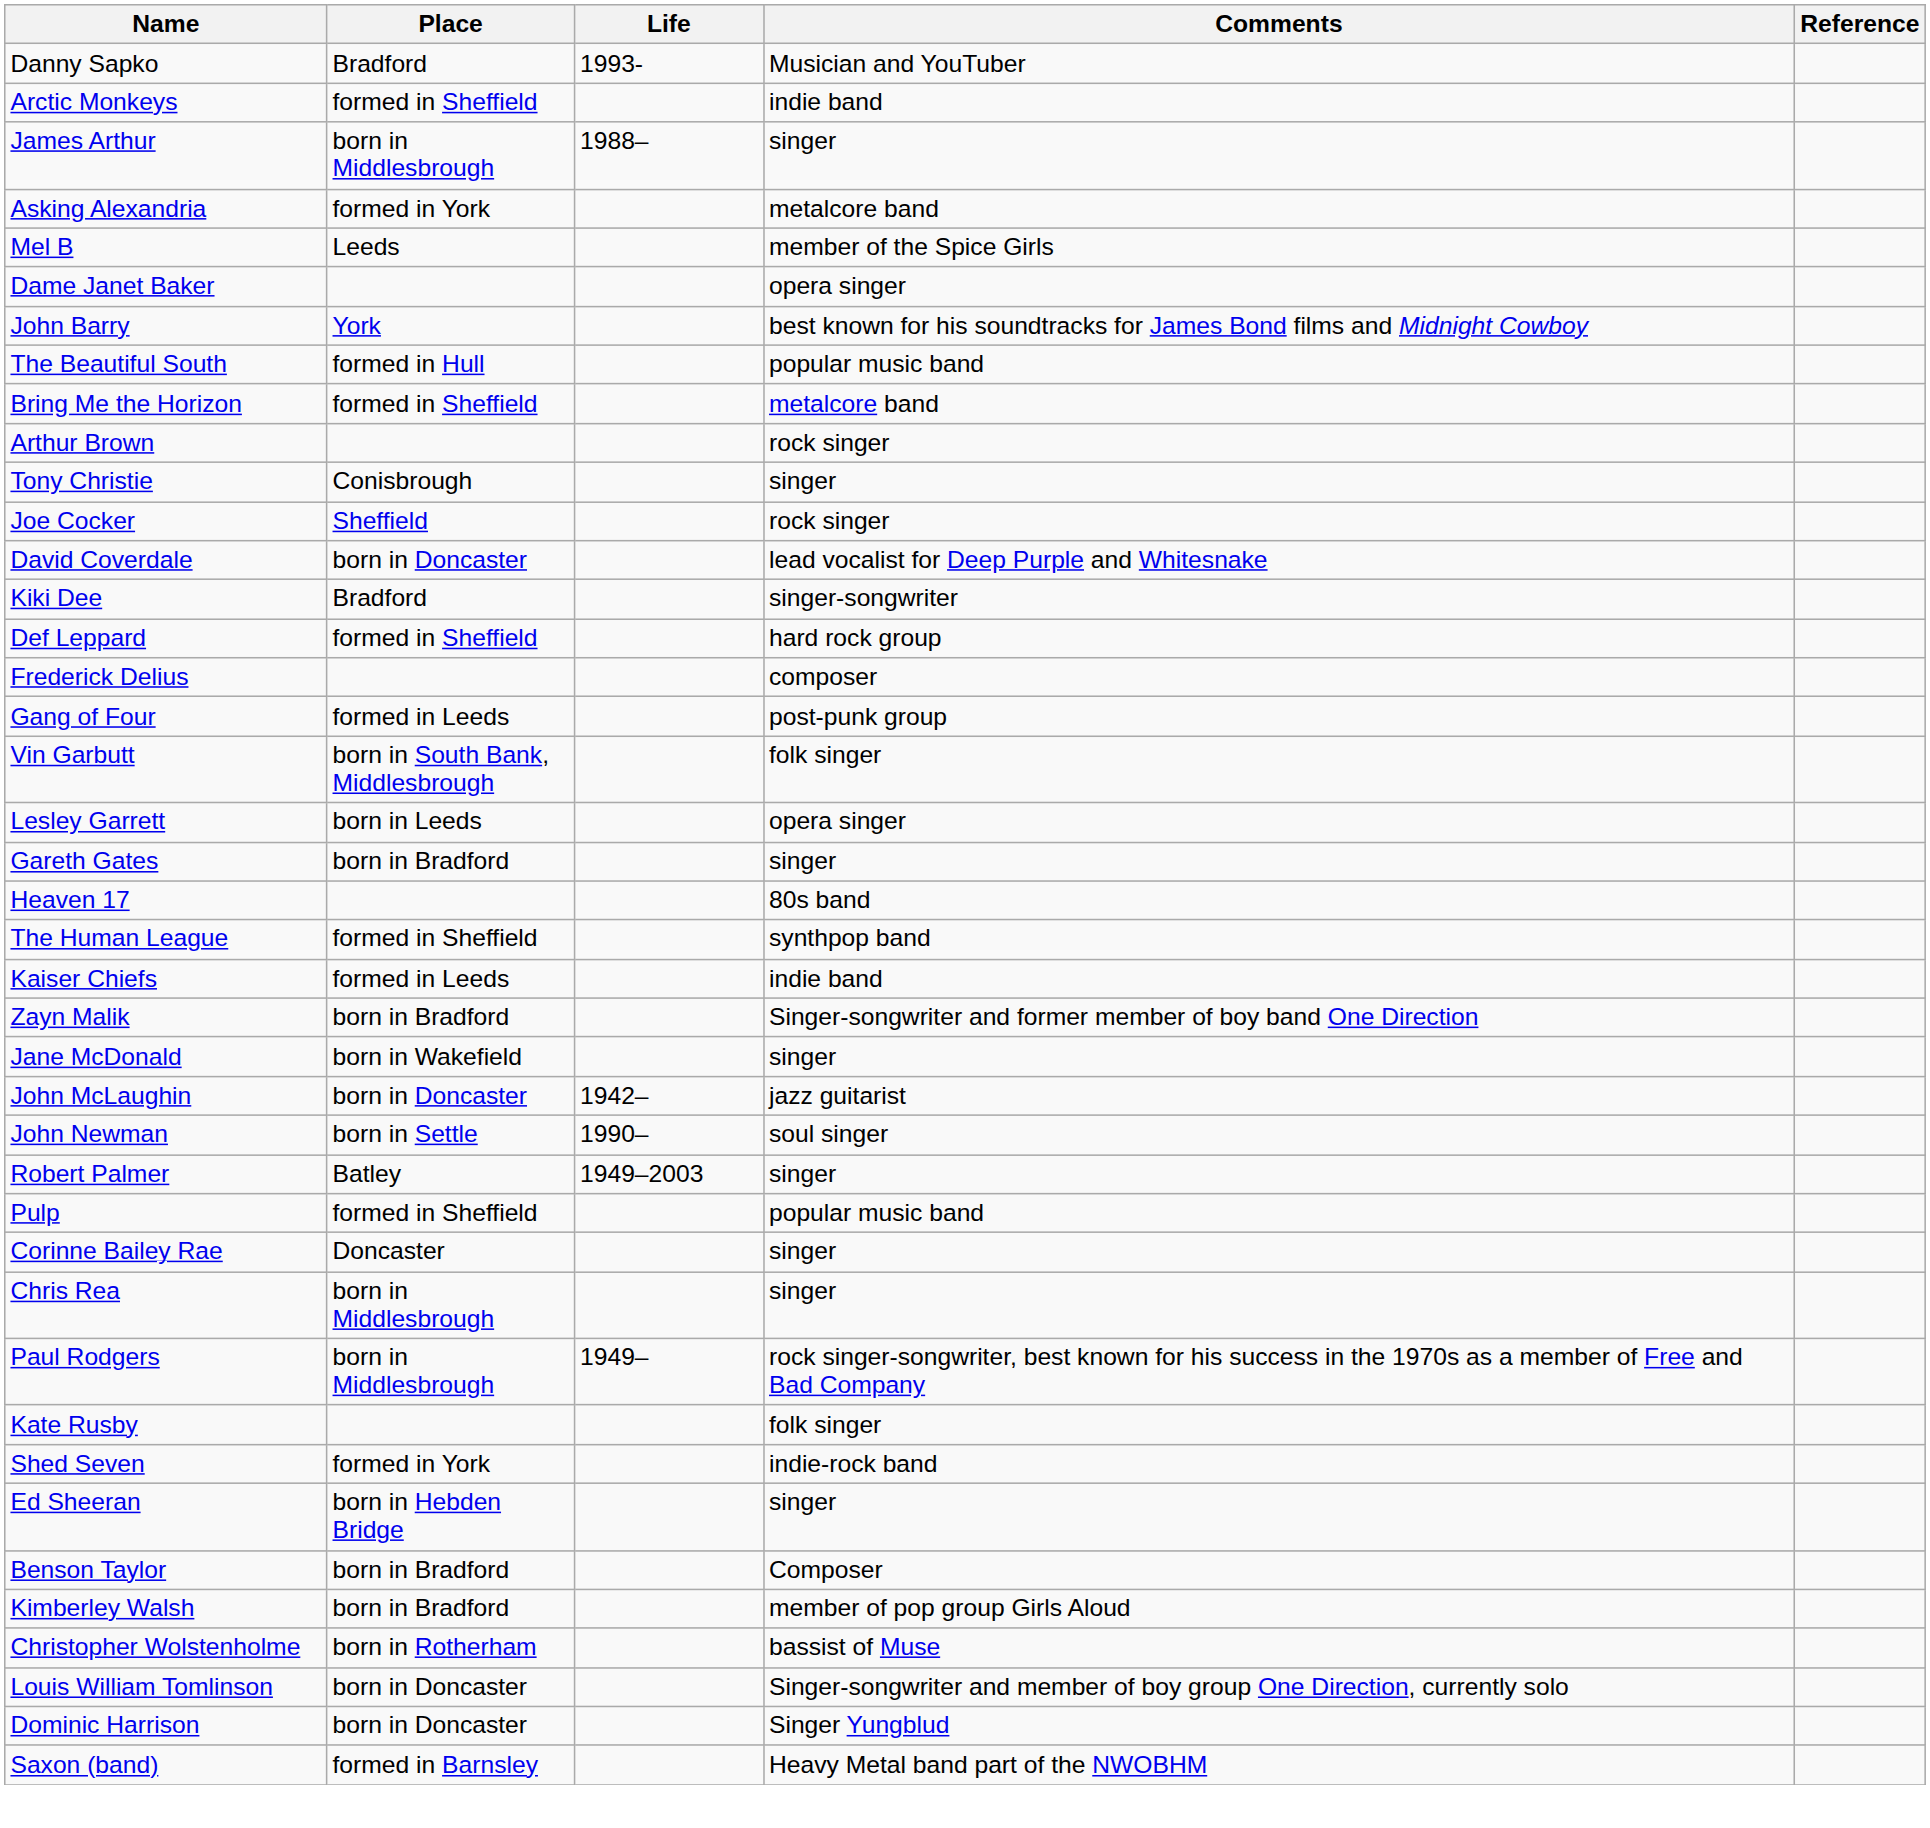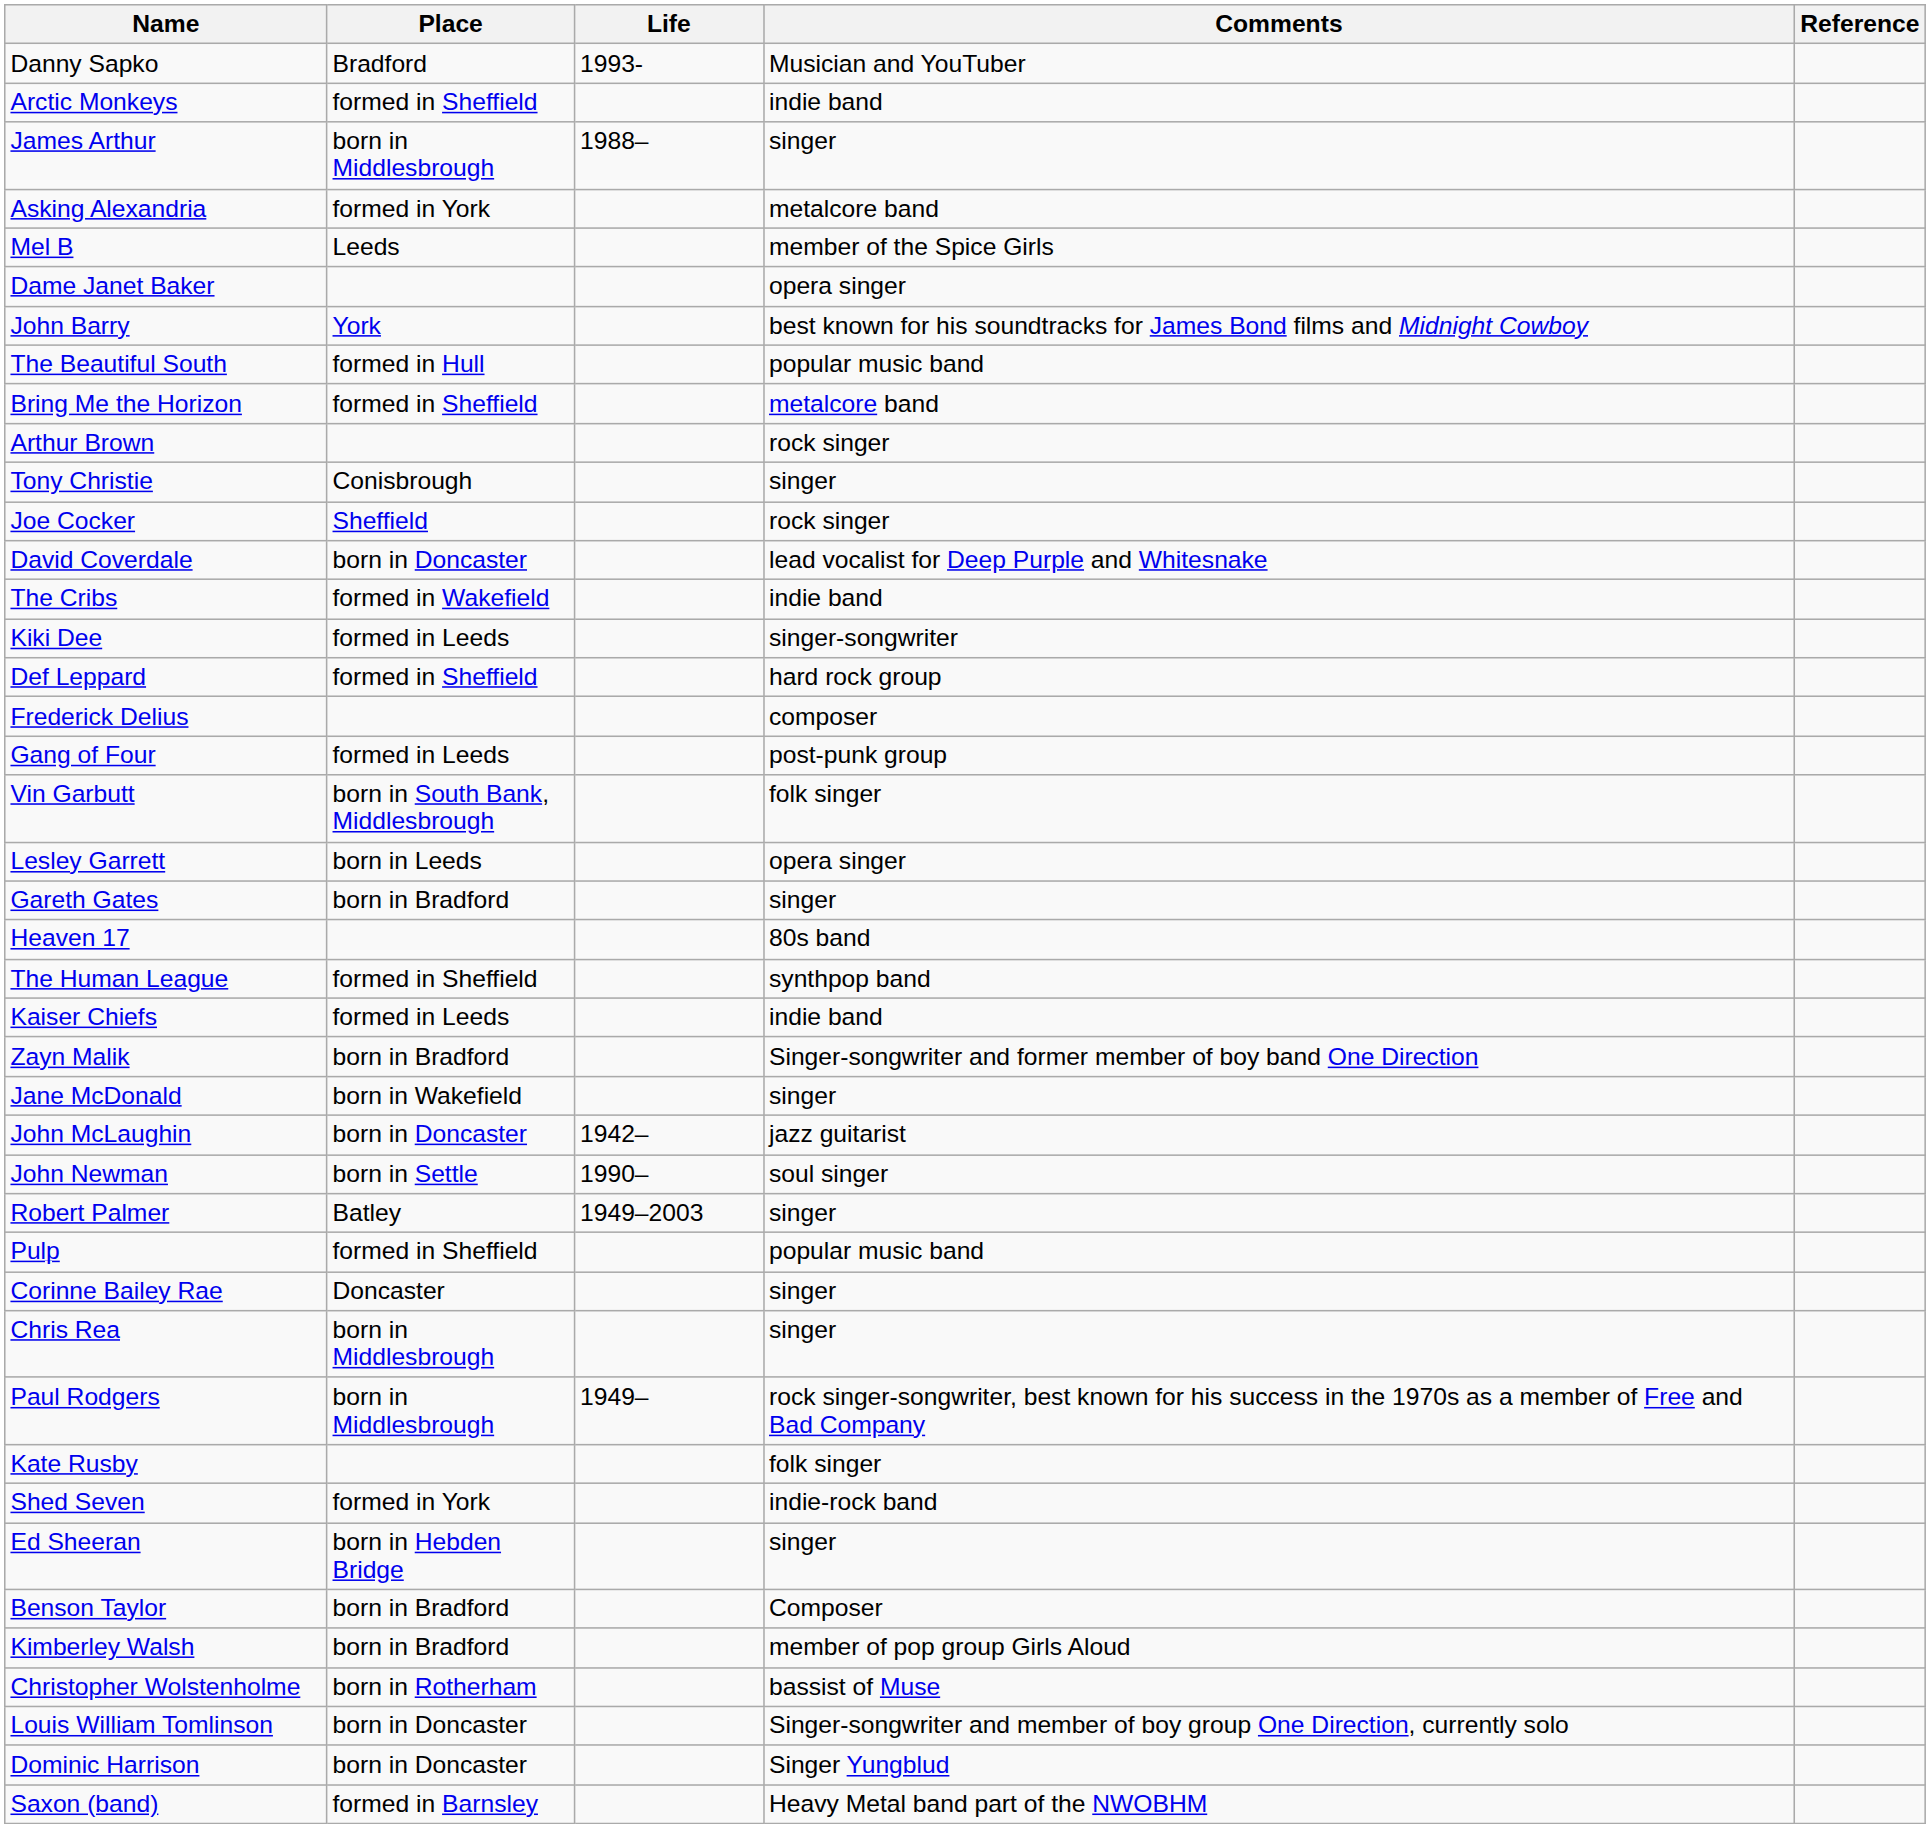+ row: (64, 598)
(380, 598) Bradford -> (421, 637) formed in Leeds
